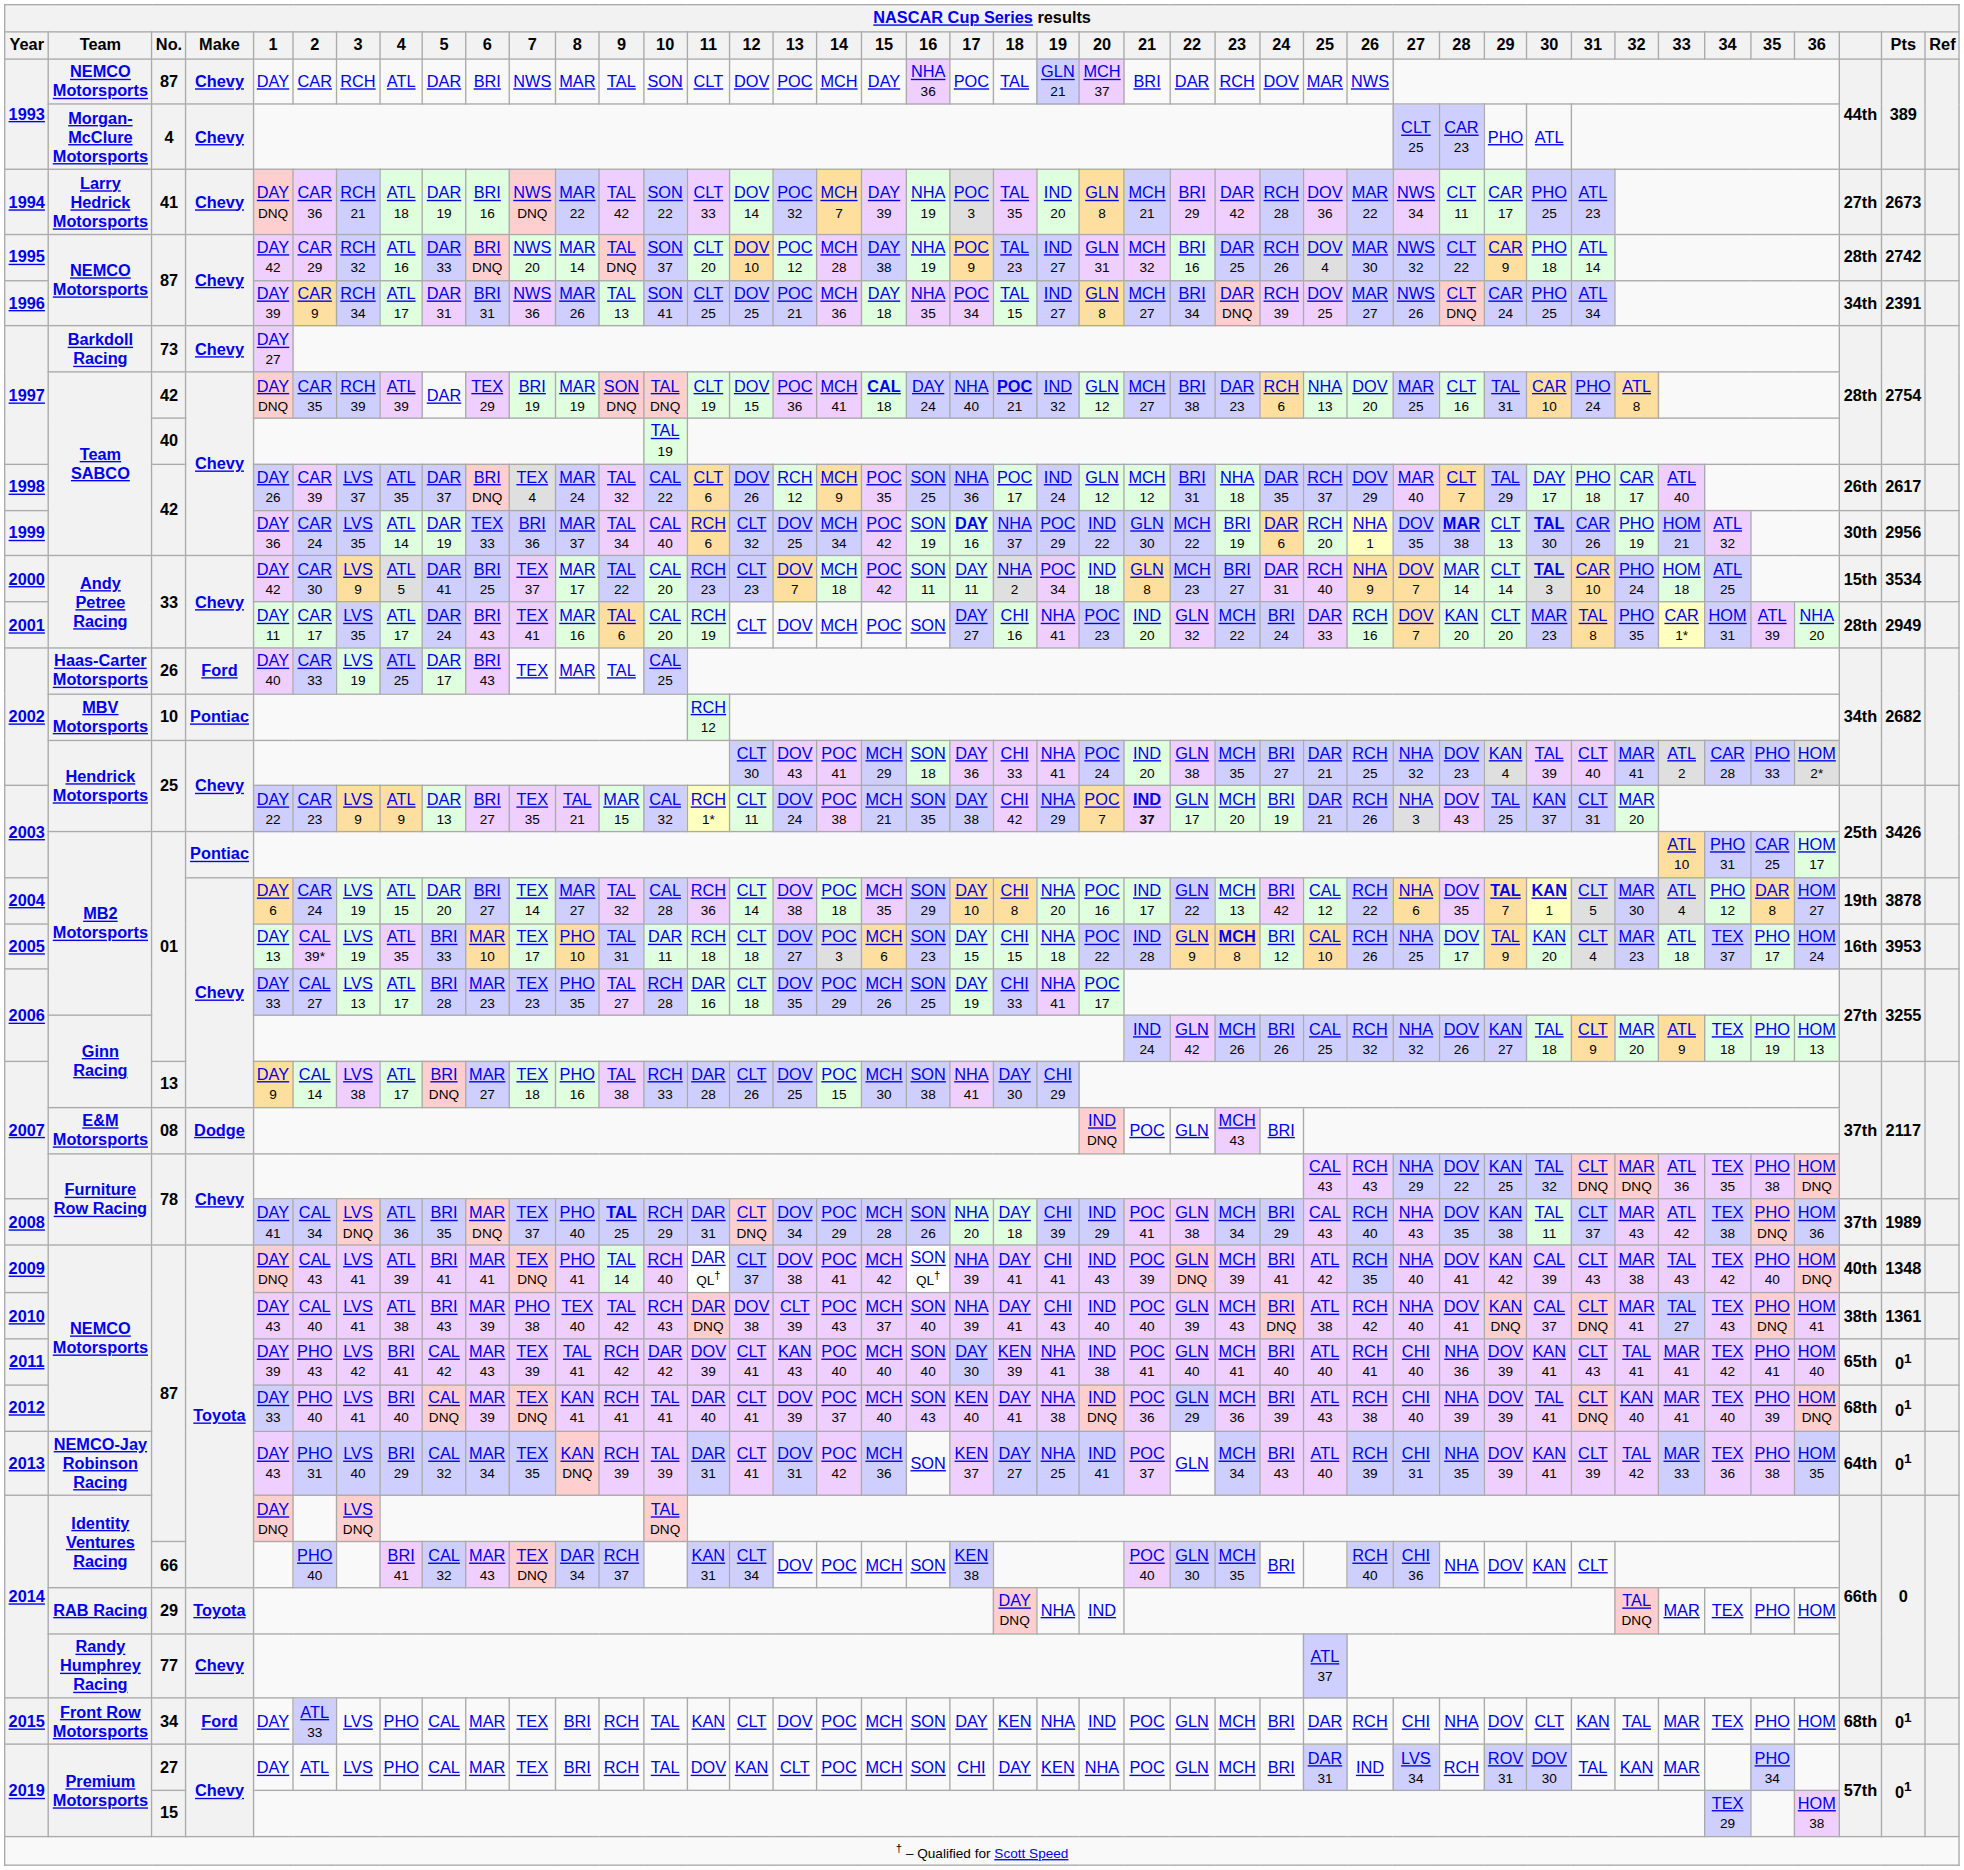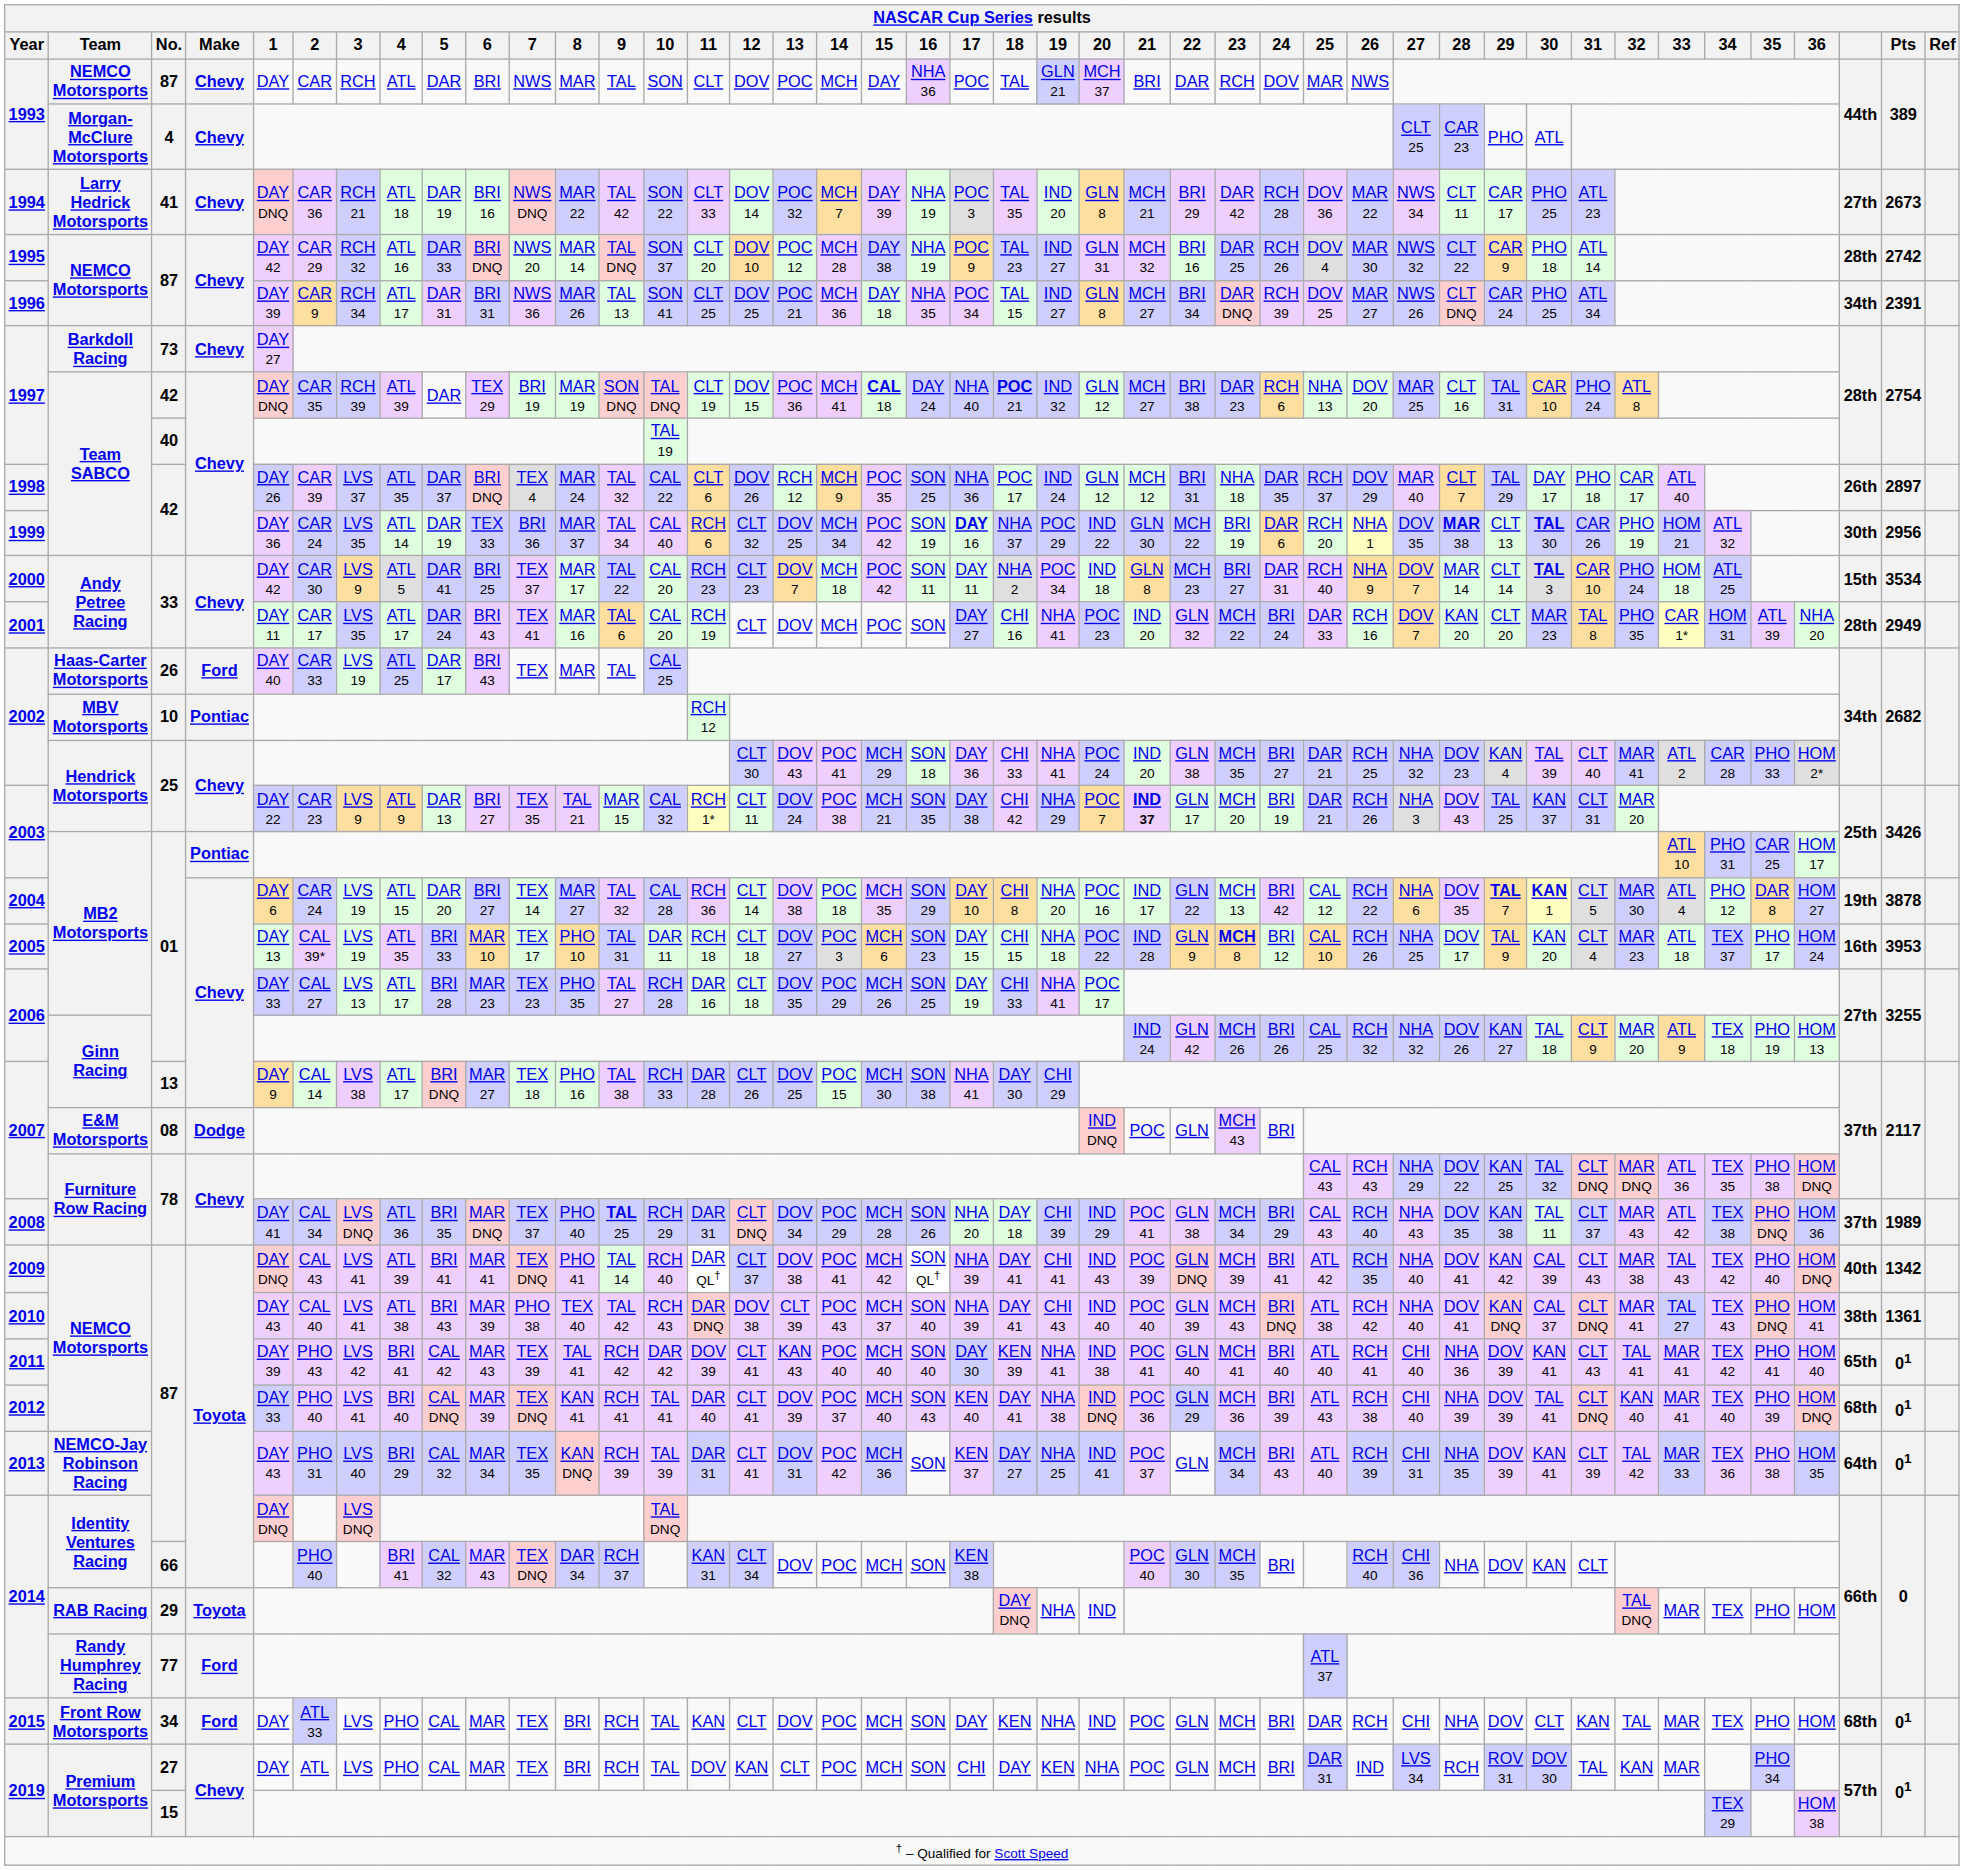(1903, 487) 2617 -> (1903, 487) 2897
(1903, 1269) 1348 -> (1903, 1269) 1342
(219, 1666) Chevy -> (219, 1666) Ford
